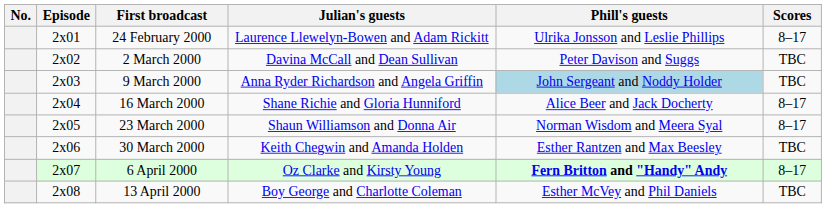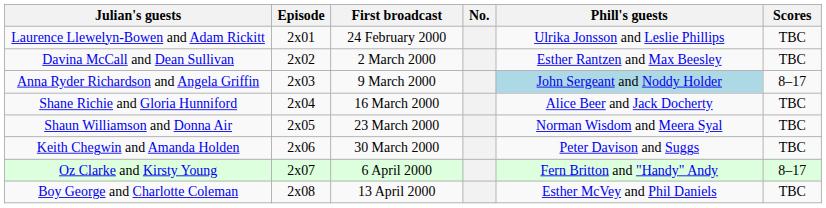columns swapped: (21, 15) <-> (362, 15)
(792, 37) 8–17 -> (792, 37) TBC
(629, 59) Peter Davison and Suggs -> (629, 59) Esther Rantzen and Max Beesley
(792, 81) TBC -> (792, 81) 8–17
(792, 103) 8–17 -> (792, 103) TBC
(792, 125) 8–17 -> (792, 125) TBC
(629, 147) Esther Rantzen and Max Beesley -> (629, 147) Peter Davison and Suggs
(629, 170) bold -> (629, 170) normal
